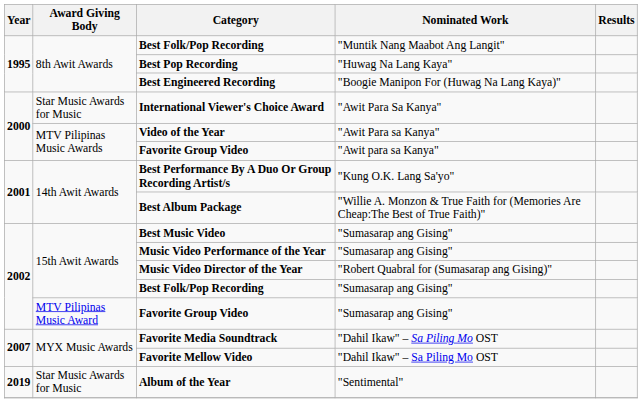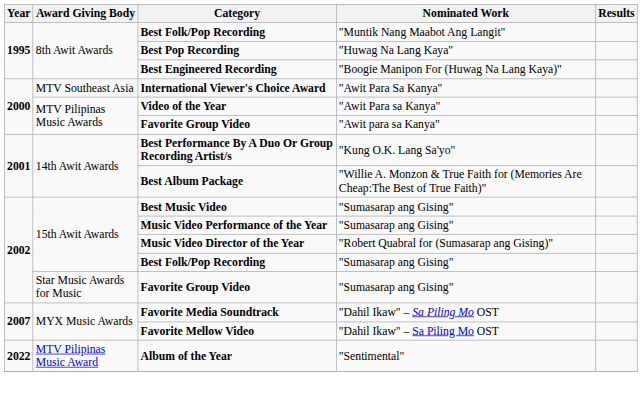(80, 107) Star Music Awards for Music -> (85, 87) MTV Southeast Asia
(71, 313) MTV Pilipinas Music Award -> (80, 287) Star Music Awards for Music
(19, 382) 2019 -> (19, 356) 2022
(80, 382) Star Music Awards for Music -> (71, 356) MTV Pilipinas Music Award
